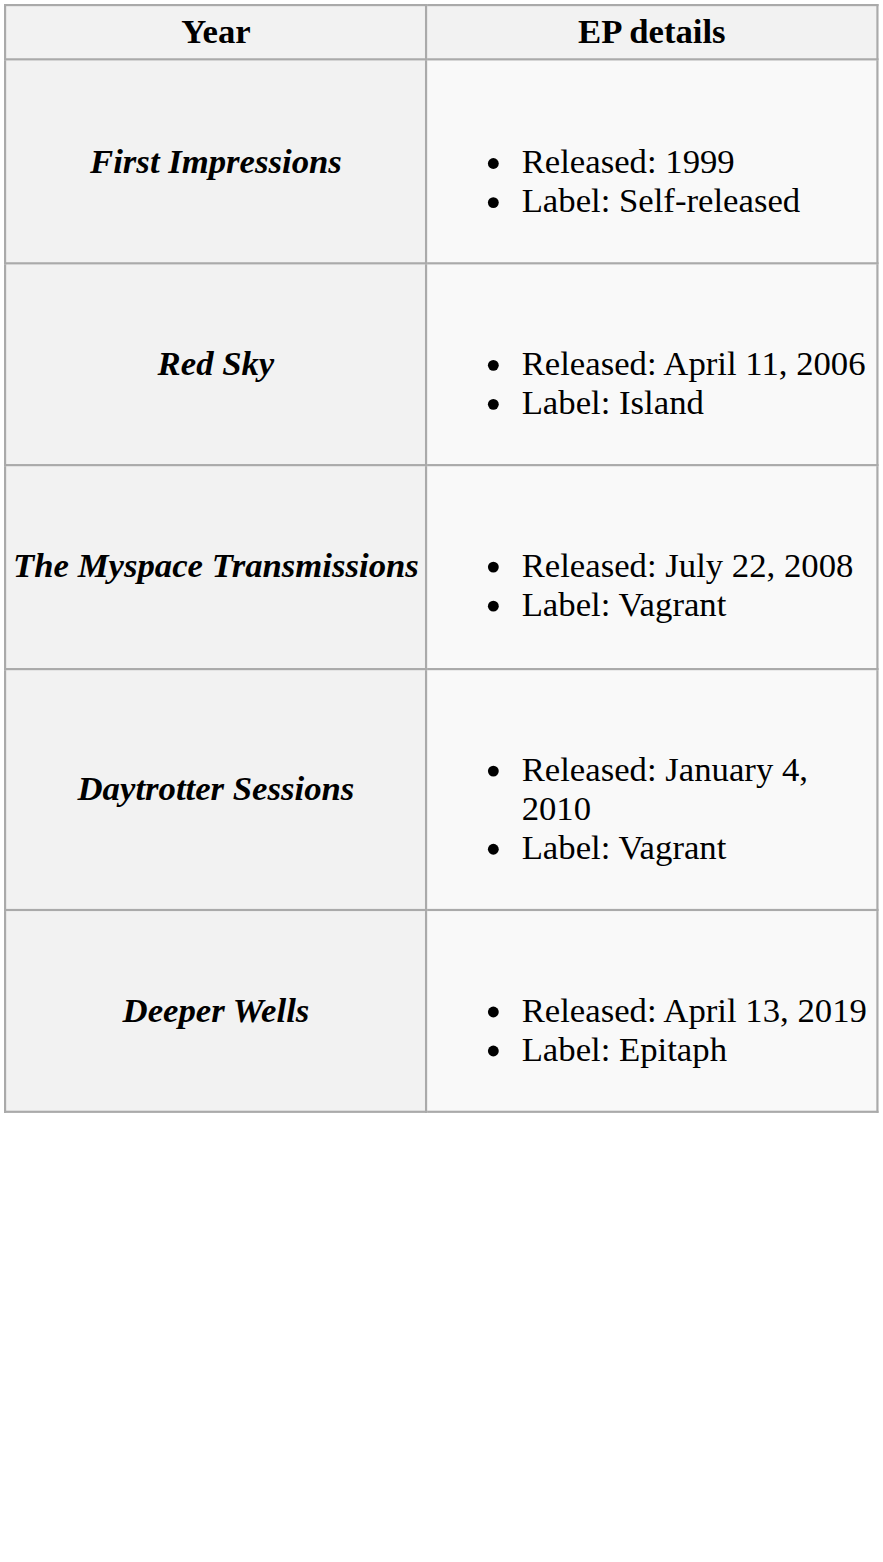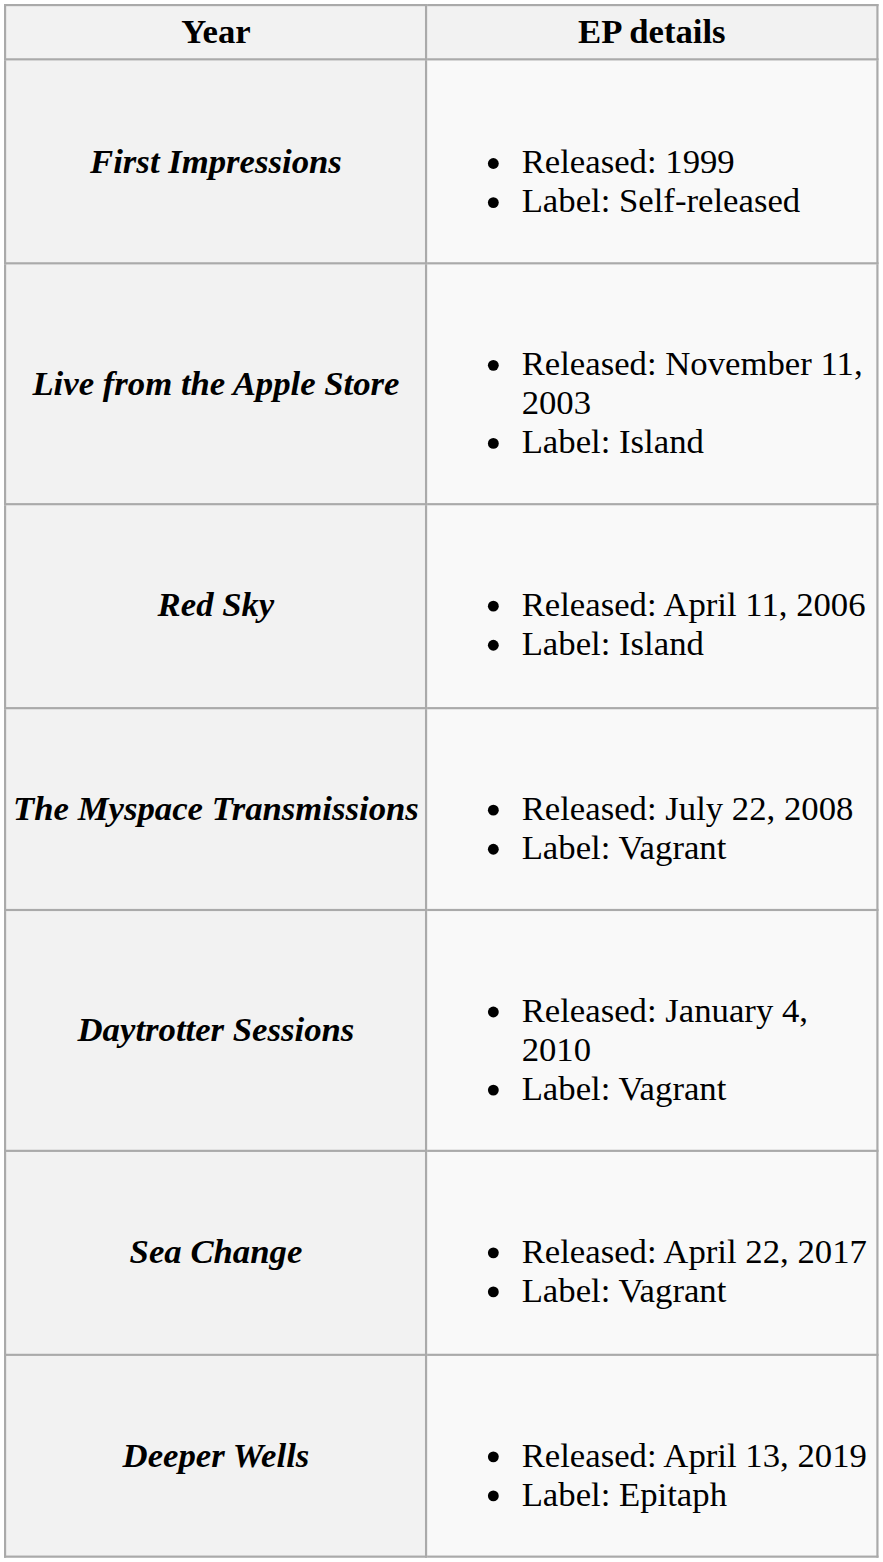+ row: (216, 383)
+ row: (216, 1252)
